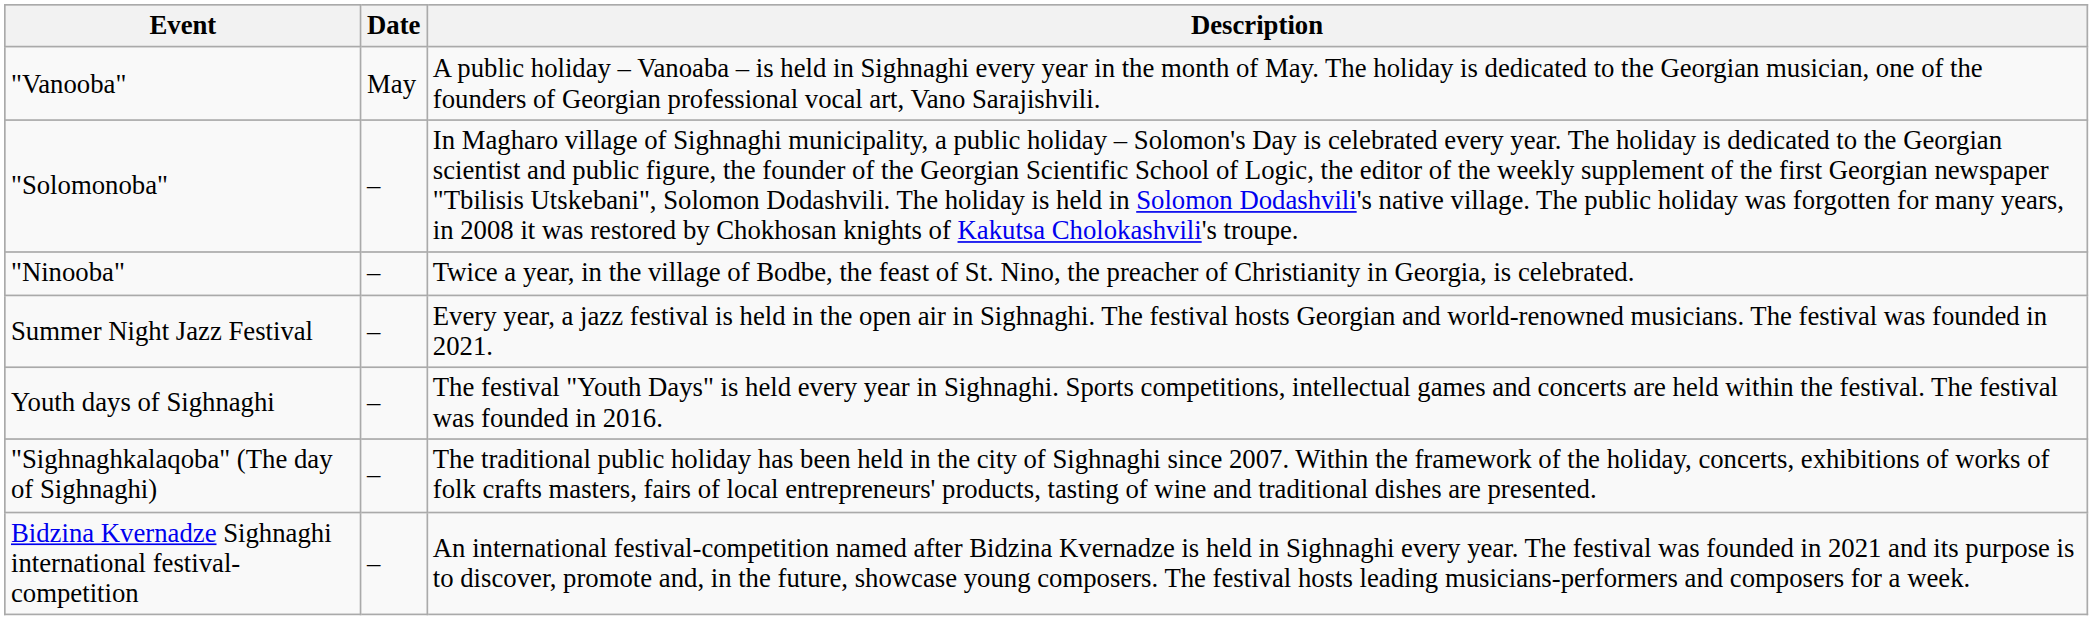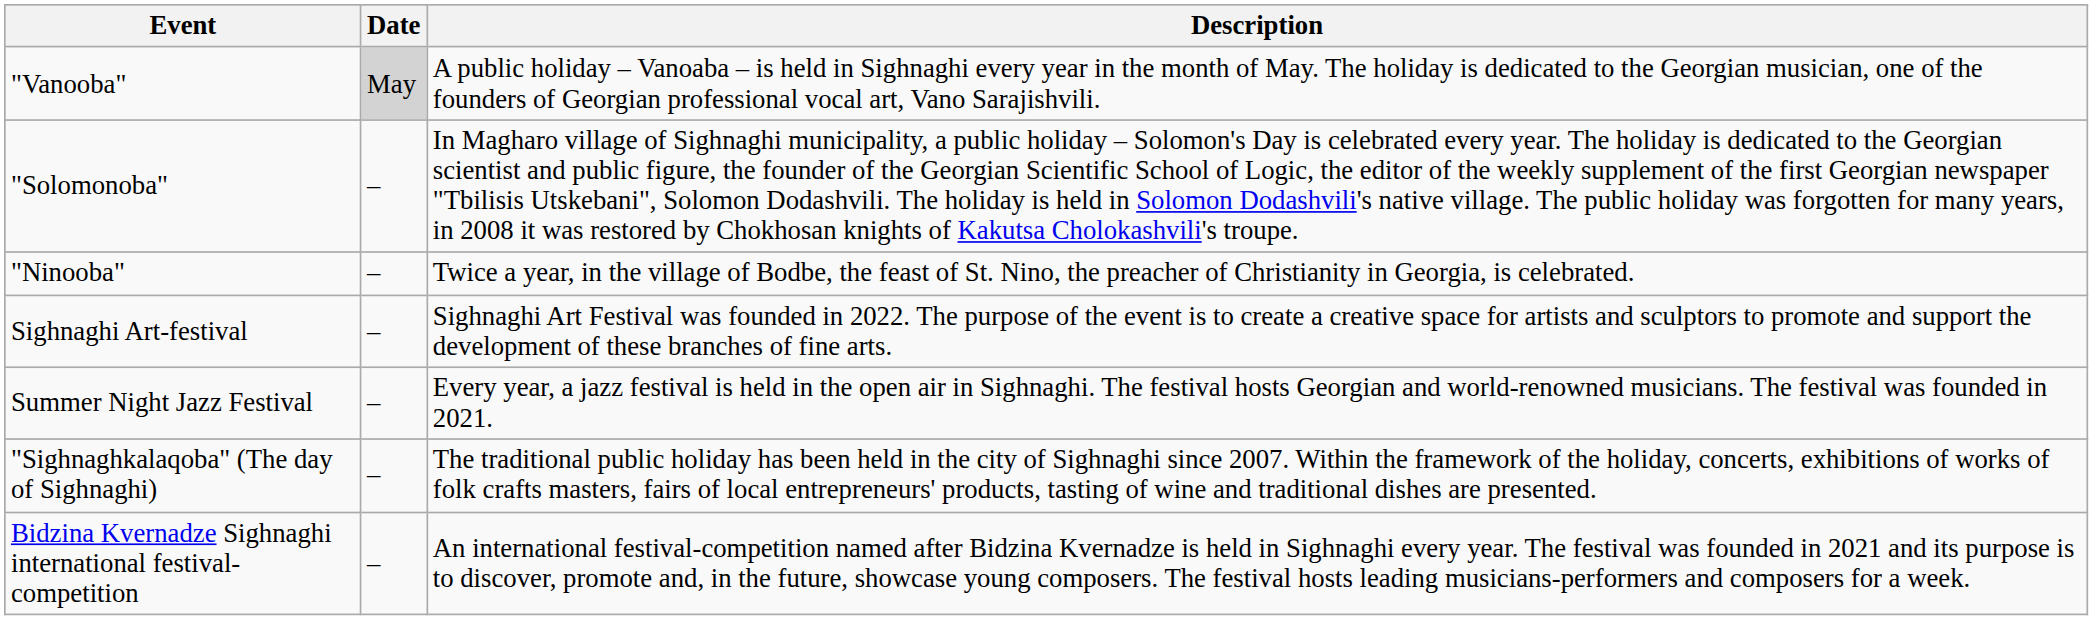(392, 83) no background -> (392, 83) lightgrey background
+ row: (129, 330)
- row: (143, 402)
